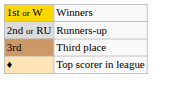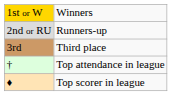+ row: (10, 64)
